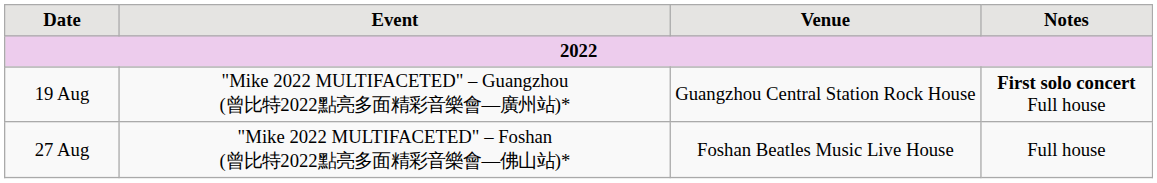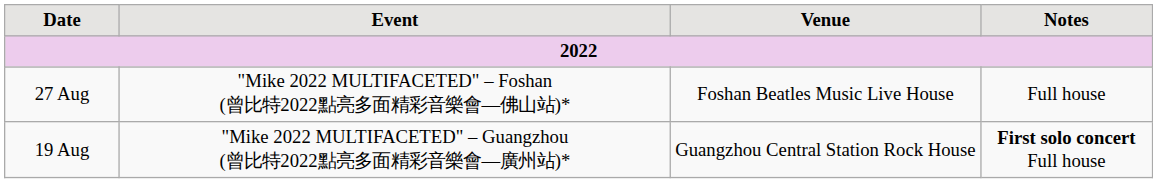rows swapped: (62, 94) <-> (62, 150)
